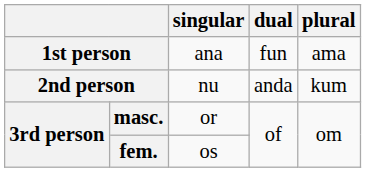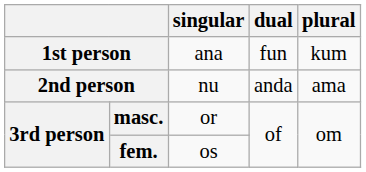(329, 53) ama -> (329, 53) kum
(329, 85) kum -> (329, 85) ama
